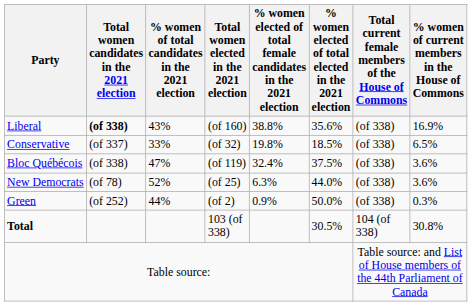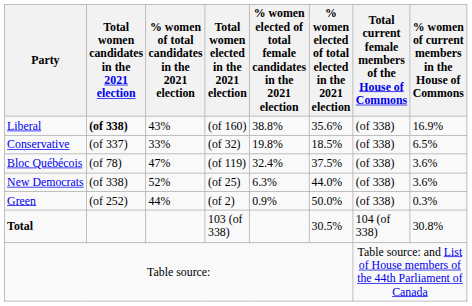(108, 163) (of 338) -> (105, 163) (of 78)
(105, 182) (of 78) -> (108, 182) (of 338)
